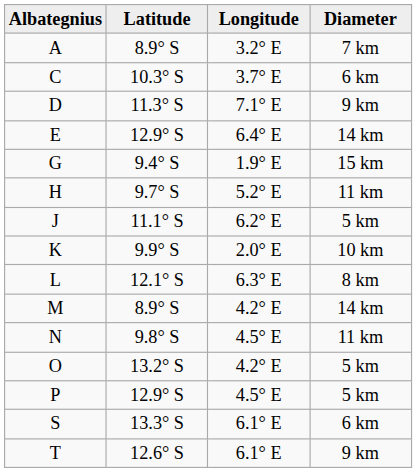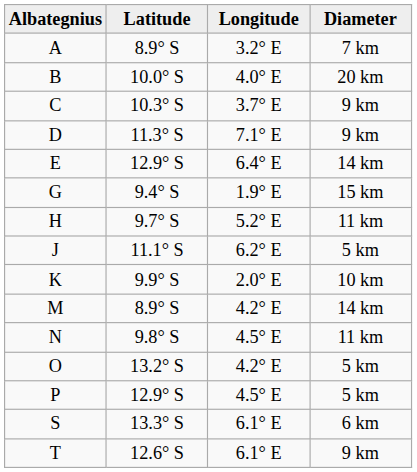+ row: (55, 76)
(360, 76) 6 km -> (360, 105) 9 km
- row: (55, 279)
